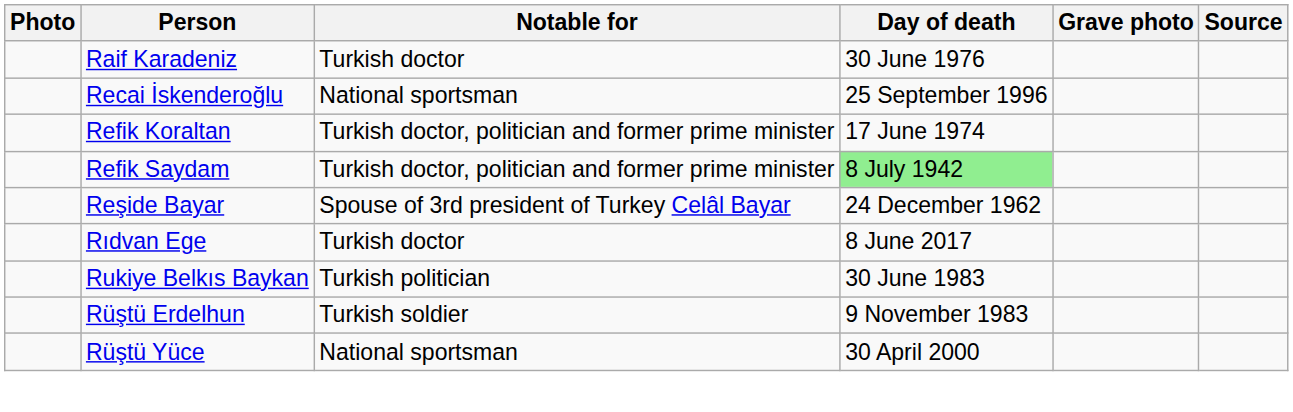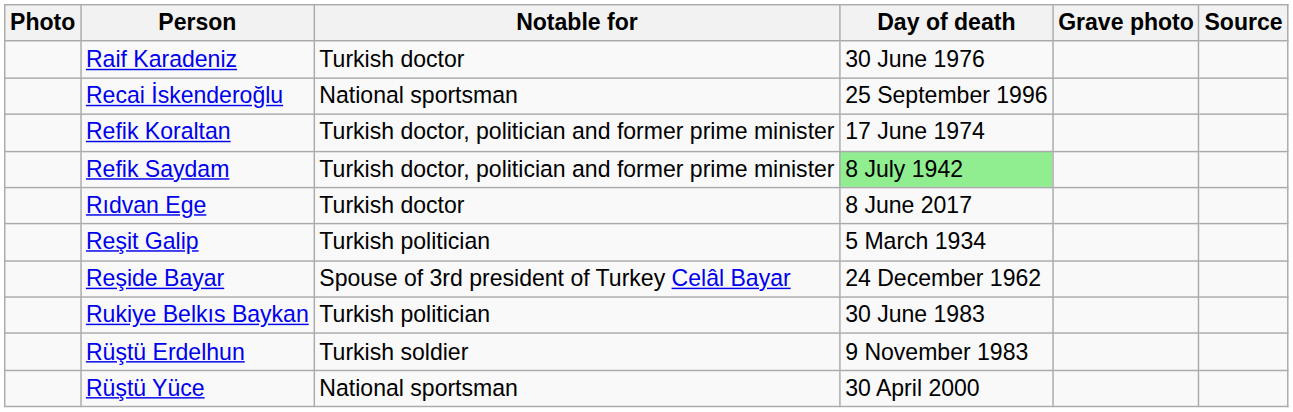rows swapped: (155, 205) <-> (146, 242)
+ row: (142, 242)
